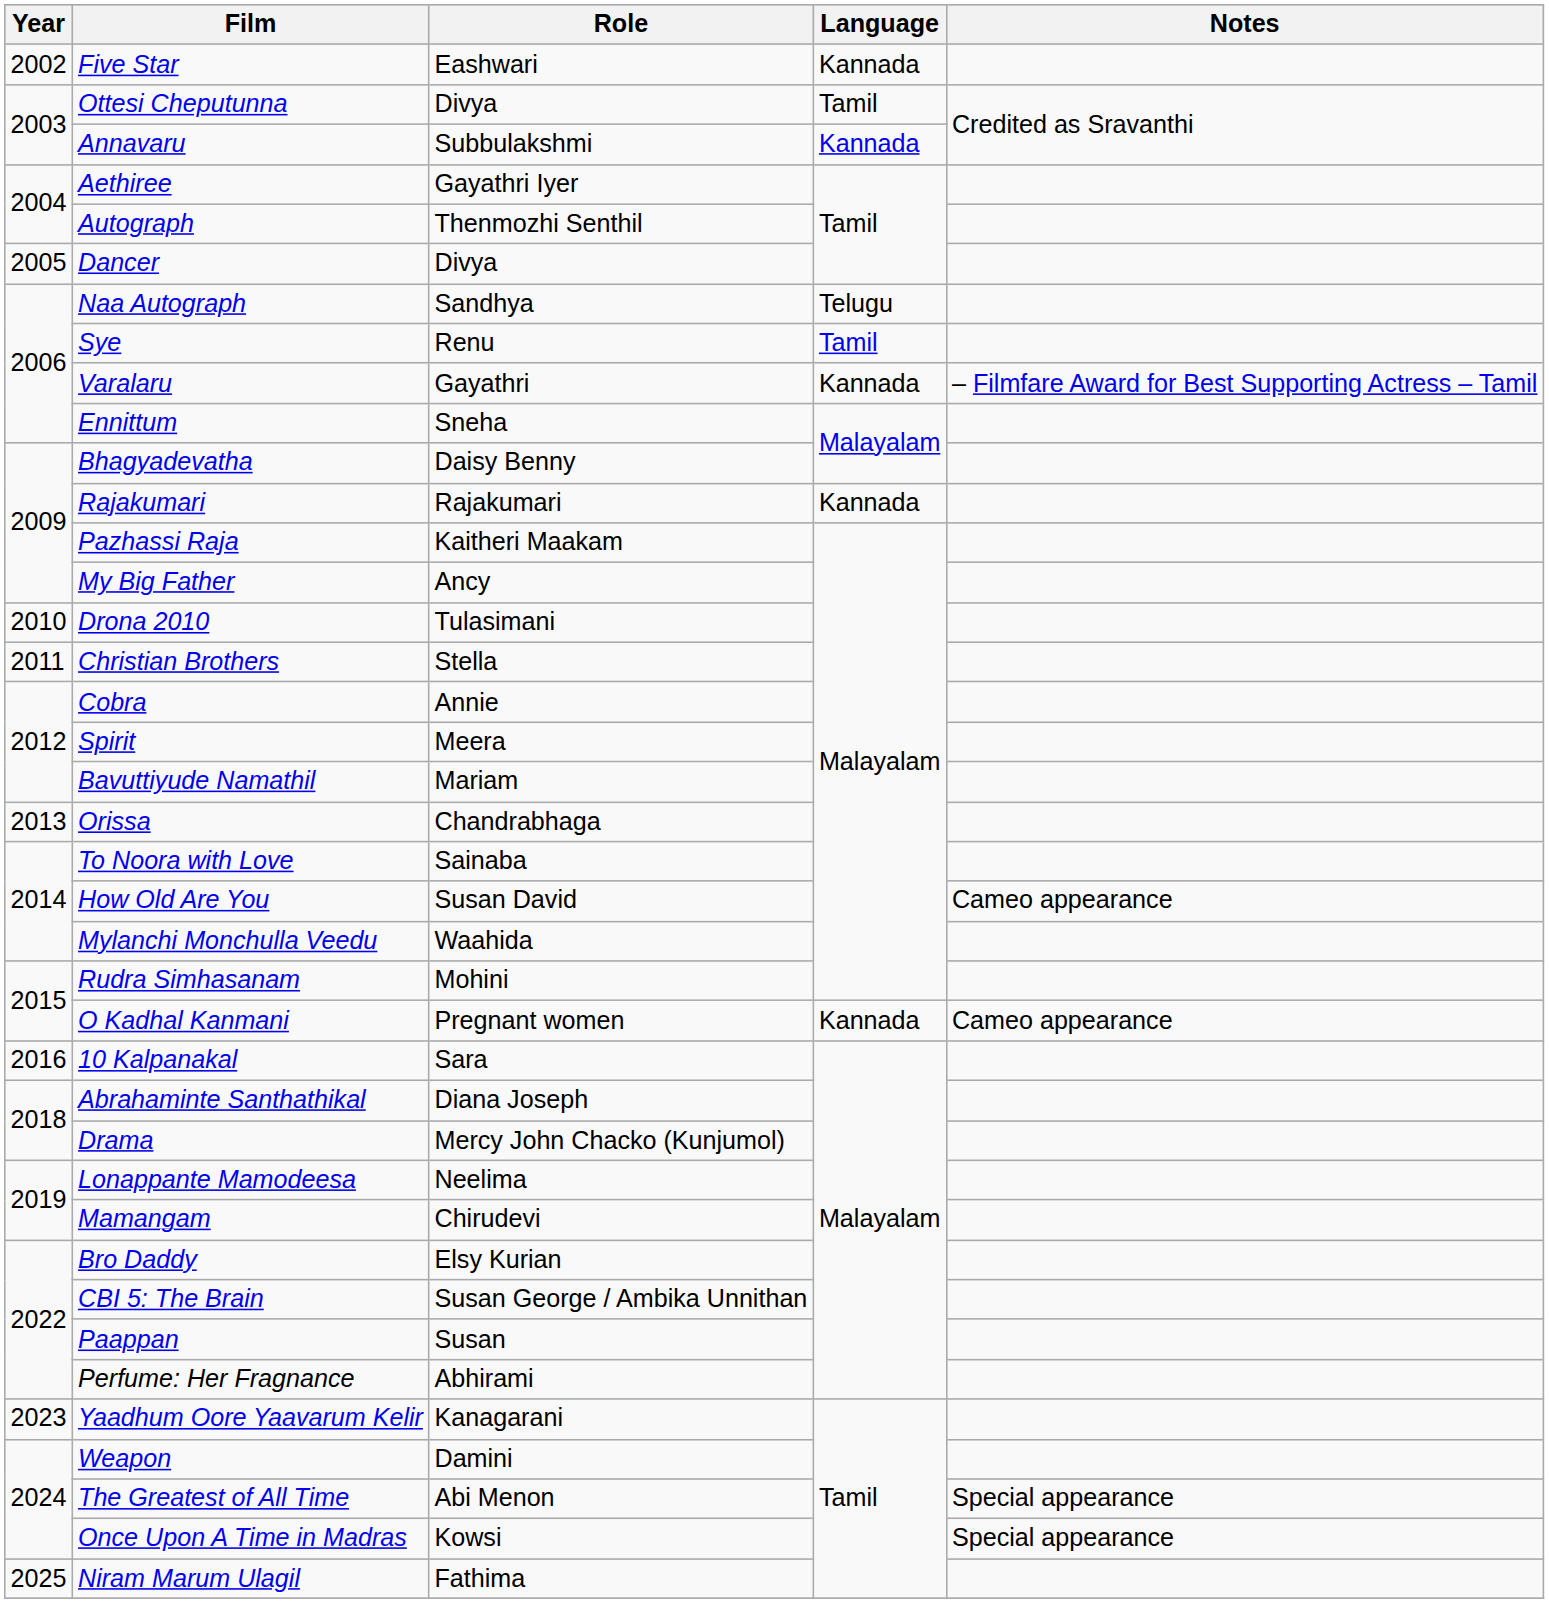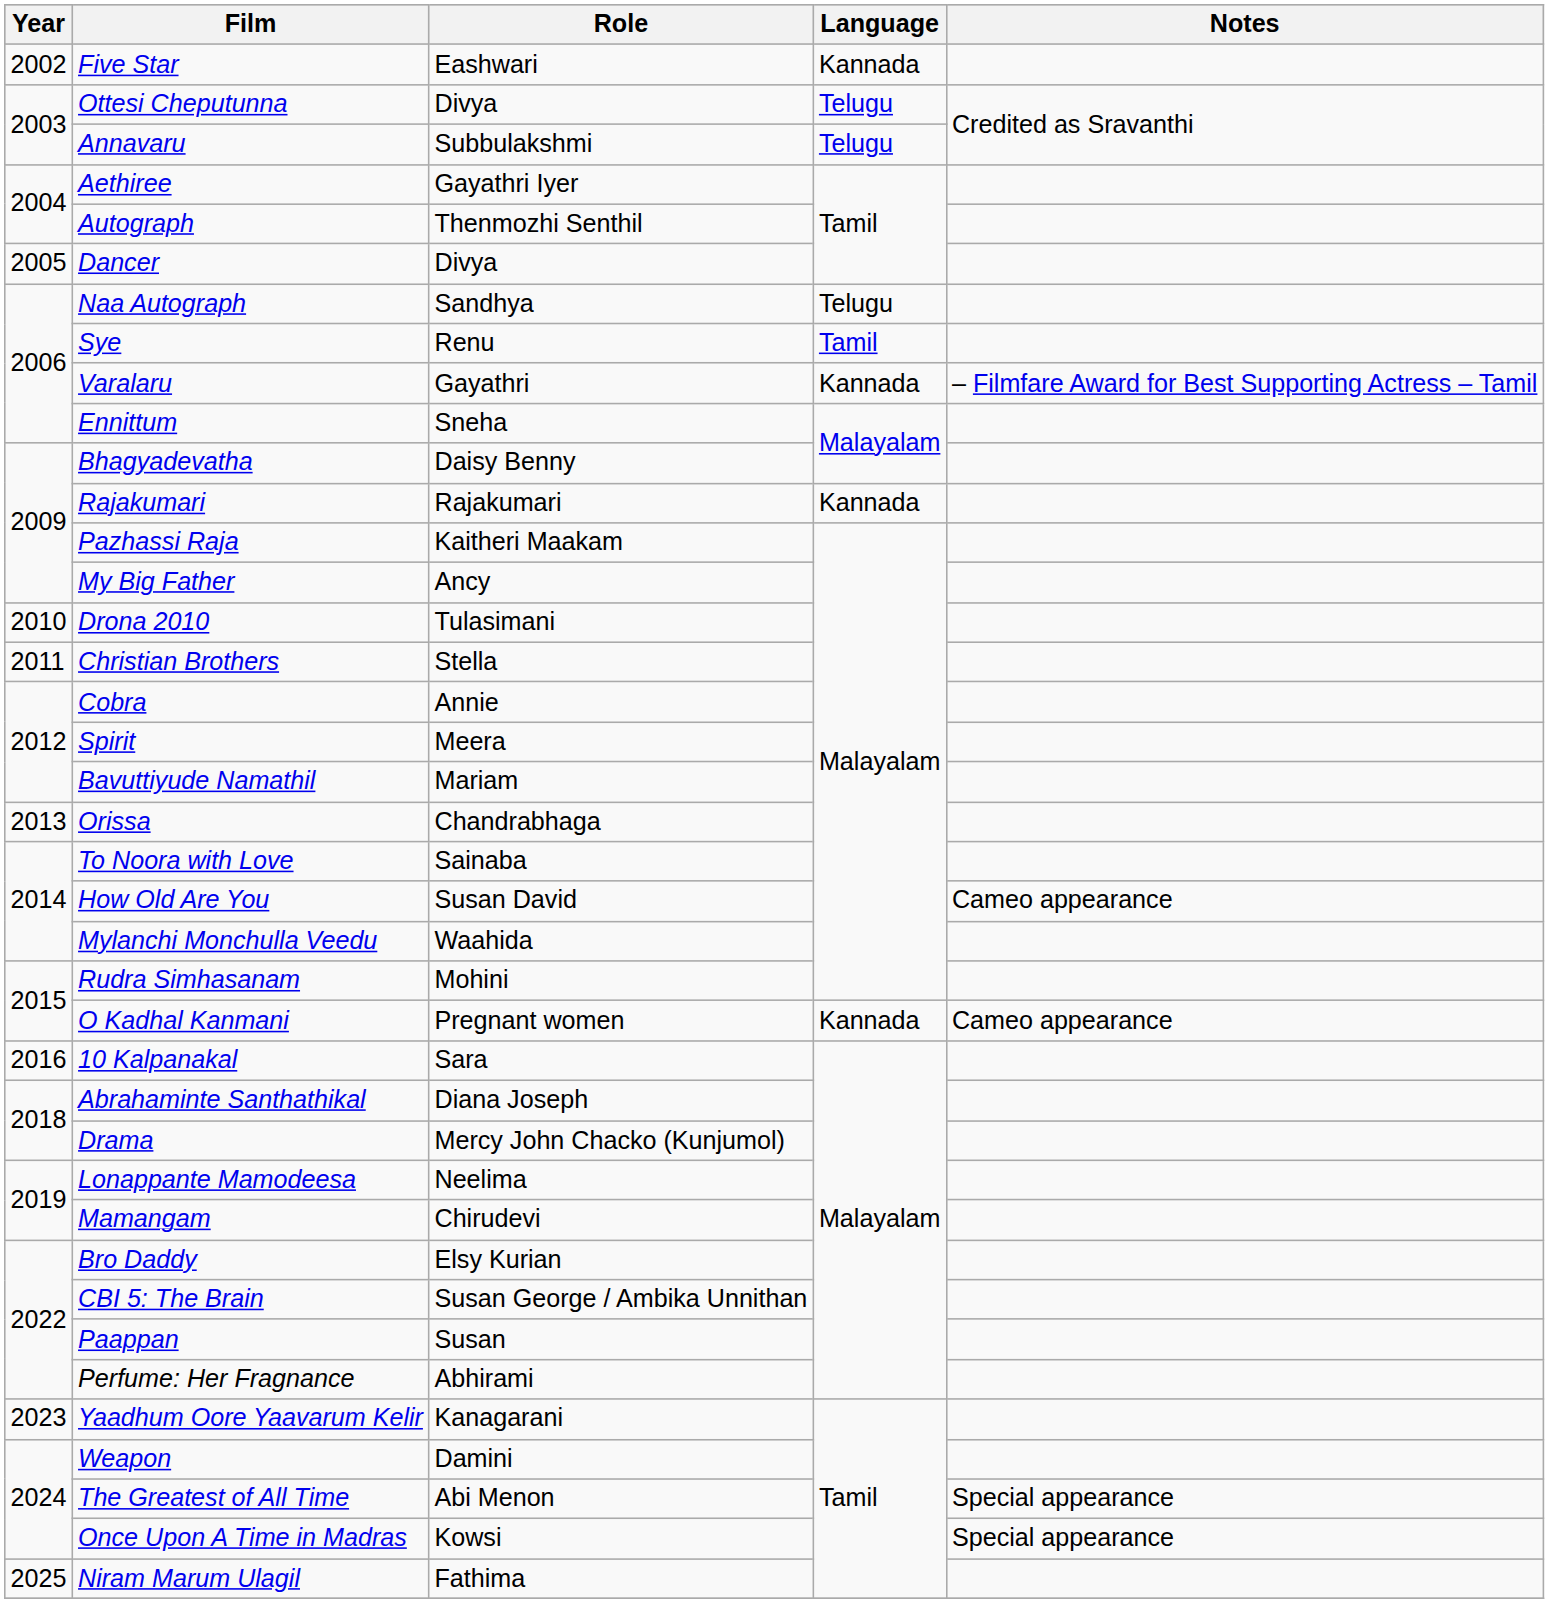(848, 104) Tamil -> (856, 104) Telugu
(869, 143) Kannada -> (856, 143) Telugu
